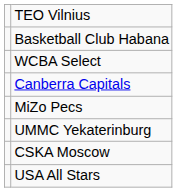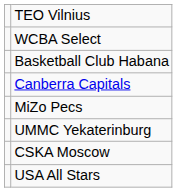rows swapped: (92, 38) <-> (58, 61)
